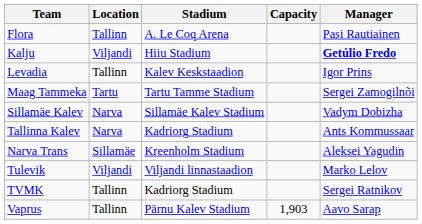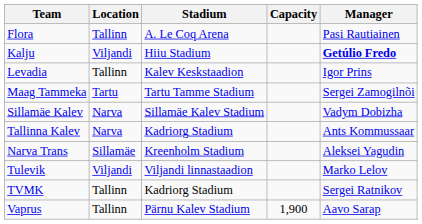(293, 209) 1,903 -> (293, 209) 1,900
